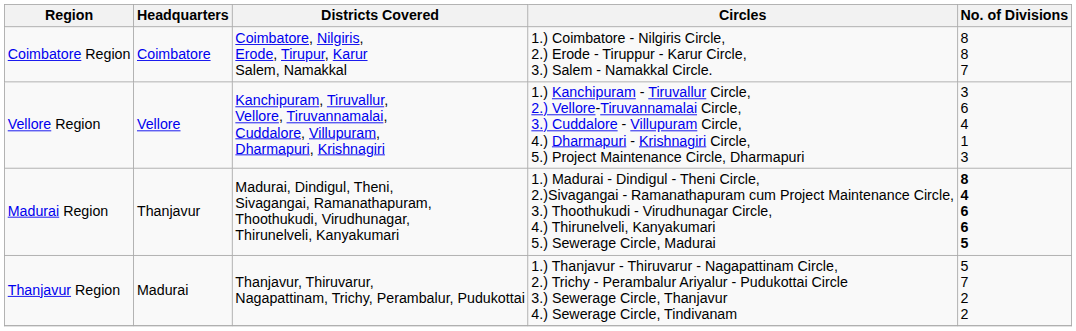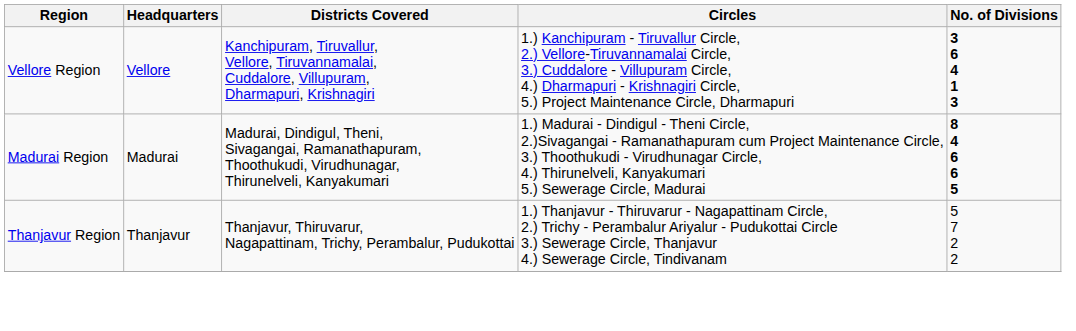- row: (69, 54)
(965, 125) normal -> (954, 70) bold
(169, 211) Thanjavur -> (152, 157) Madurai
(163, 290) Madurai -> (158, 235) Thanjavur
